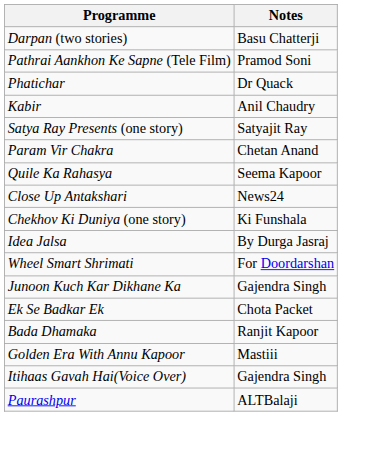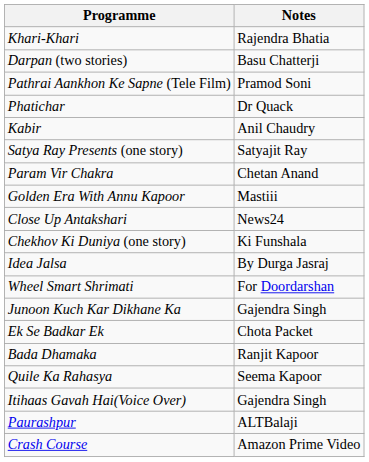+ row: (43, 38)
rows swapped: (60, 173) <-> (96, 354)
+ row: (47, 444)
